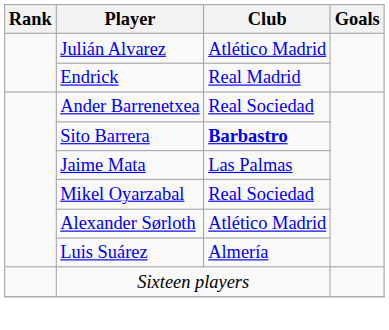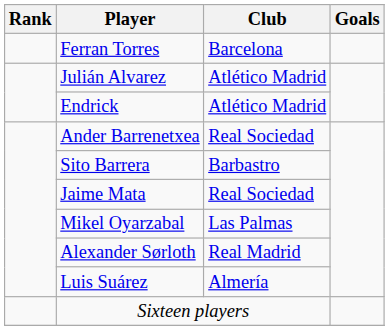+ row: (110, 48)
(254, 77) Real Madrid -> (267, 106) Atlético Madrid
(248, 135) bold -> (244, 164) normal
(250, 164) Las Palmas -> (261, 194) Real Sociedad
(261, 194) Real Sociedad -> (250, 223) Las Palmas
(267, 223) Atlético Madrid -> (254, 252) Real Madrid
